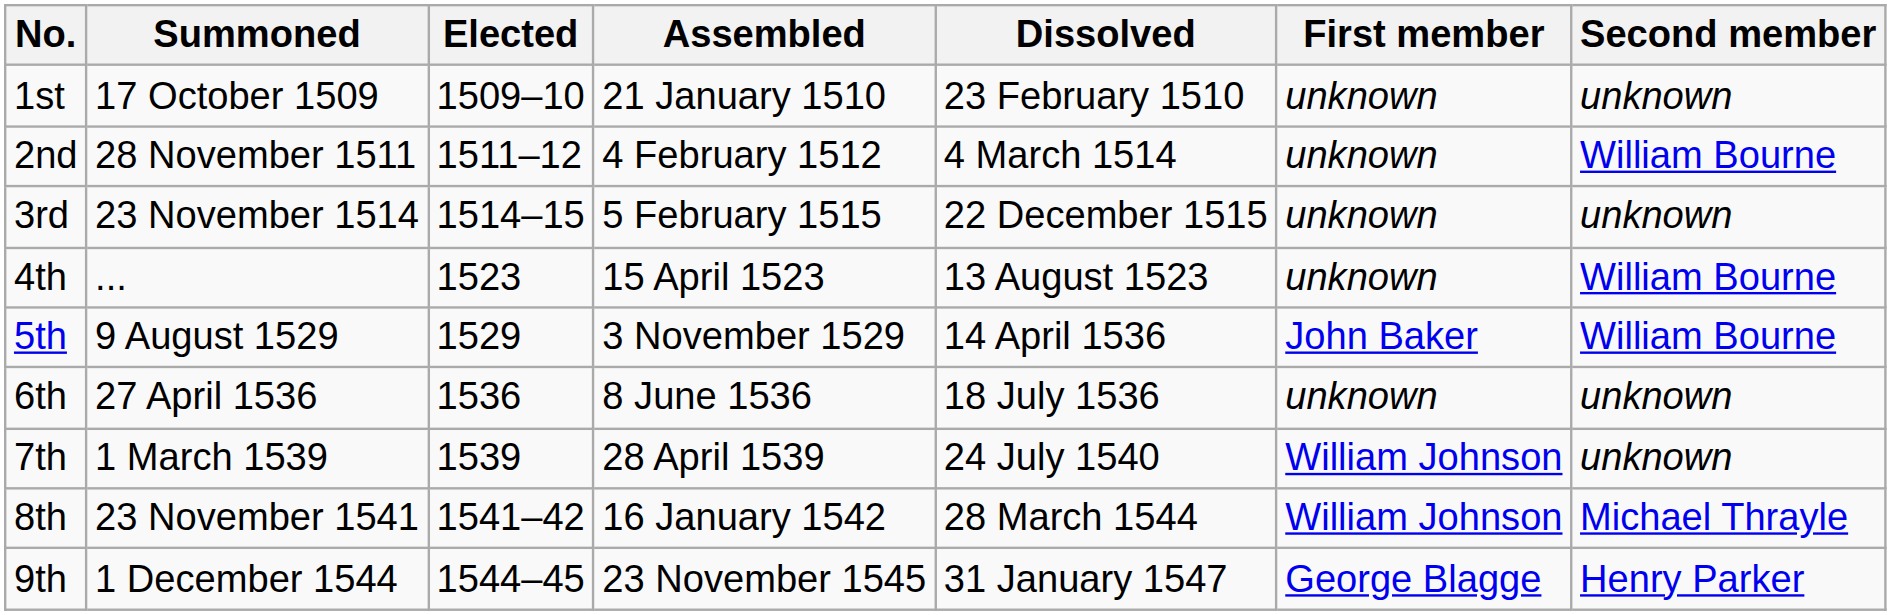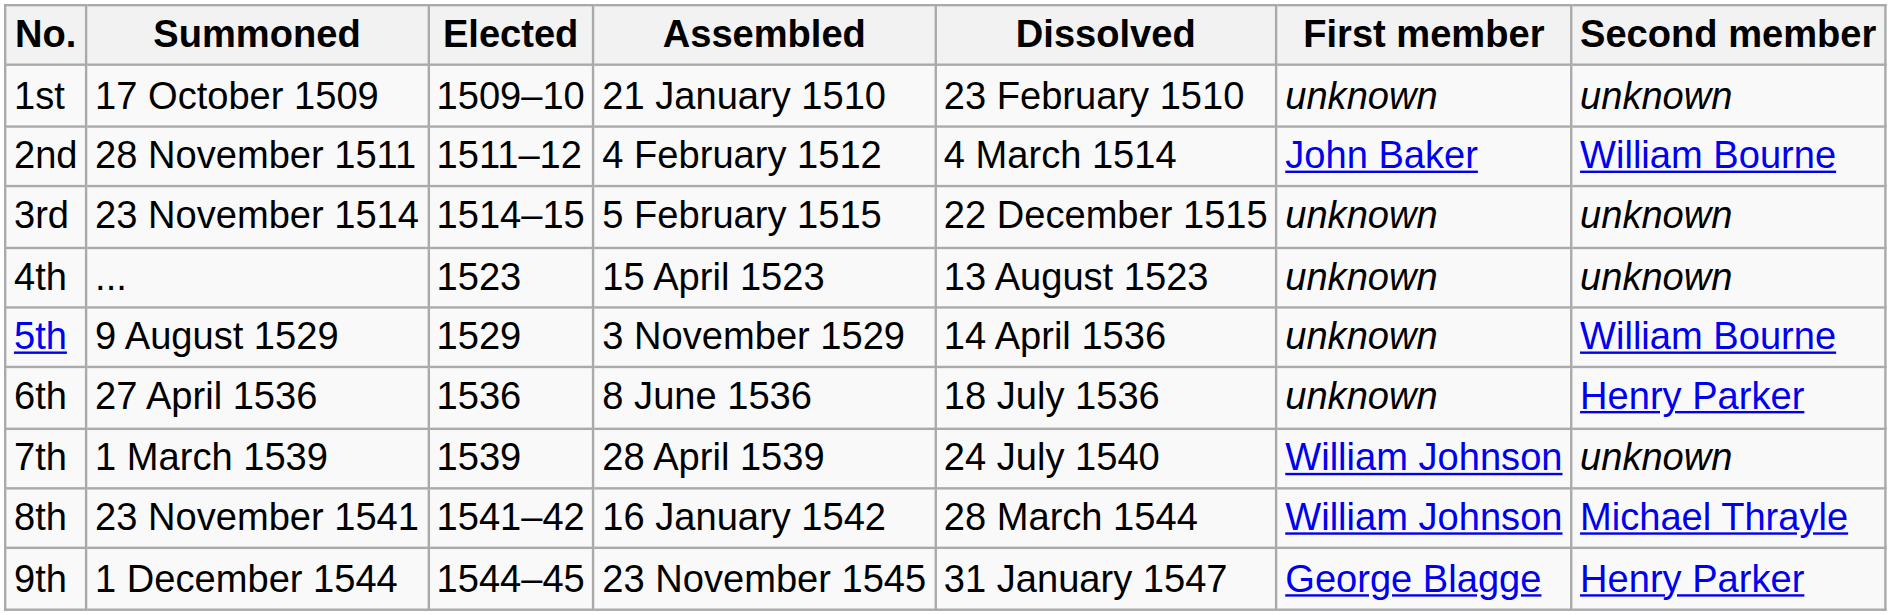(1361, 155) unknown -> (1382, 155) John Baker
(1708, 276) William Bourne -> (1656, 276) unknown
(1382, 336) John Baker -> (1361, 336) unknown
(1656, 397) unknown -> (1692, 397) Henry Parker
